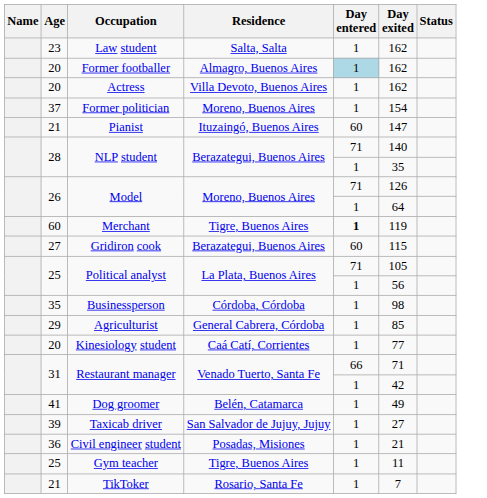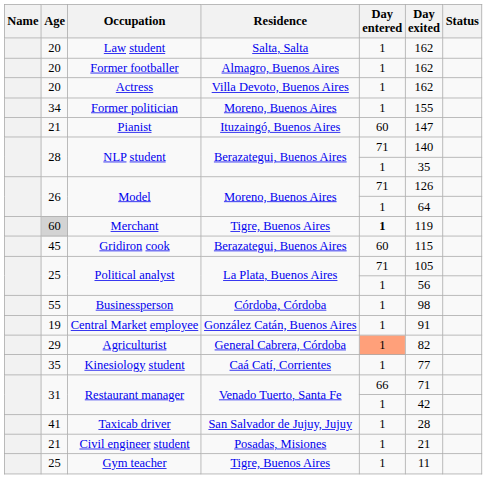(55, 48) 23 -> (55, 48) 20
(356, 68) lightblue background -> (382, 68) no background
(55, 107) 37 -> (55, 107) 34
(398, 107) 154 -> (424, 107) 155
(55, 226) no background -> (55, 226) lightgrey background
(55, 246) 27 -> (55, 246) 45
(55, 305) 35 -> (55, 305) 55
+ row: (135, 325)
(356, 325) no background -> (382, 345) lightsalmon background
(398, 325) 85 -> (424, 345) 82
(55, 345) 20 -> (55, 364) 35
- row: (126, 404)
(55, 424) 39 -> (55, 424) 41
(398, 424) 27 -> (424, 424) 28
(55, 444) 36 -> (55, 444) 21
- row: (126, 483)
